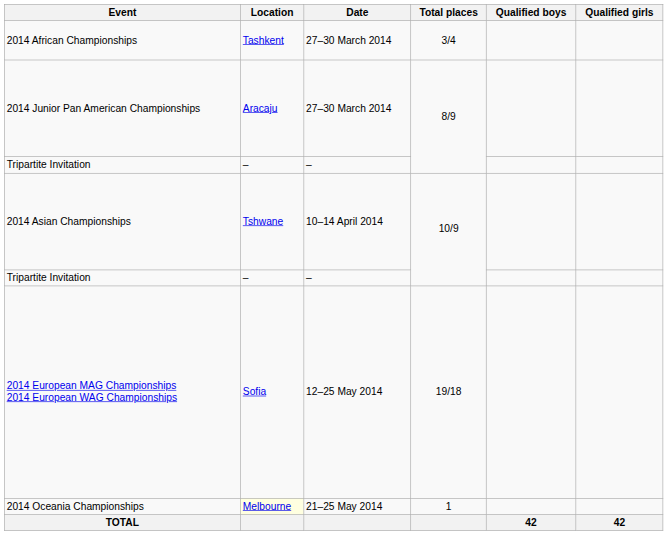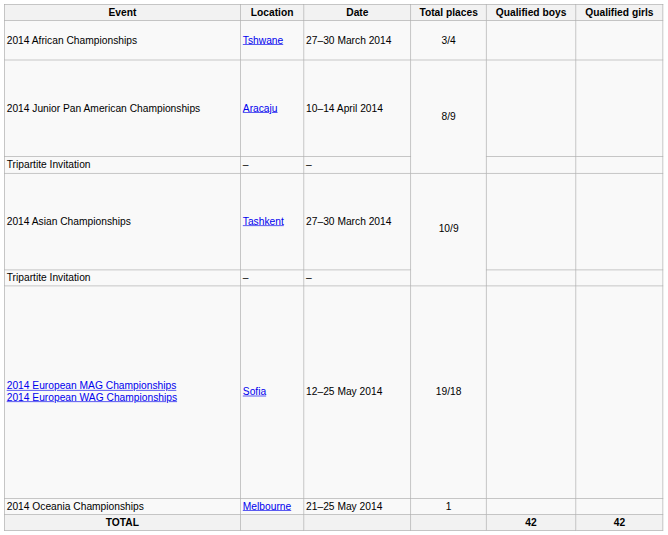(263, 40) Tashkent -> (263, 40) Tshwane
(349, 108) 27–30 March 2014 -> (344, 108) 10–14 April 2014
(263, 221) Tshwane -> (263, 221) Tashkent
(344, 221) 10–14 April 2014 -> (349, 221) 27–30 March 2014
(267, 506) lightyellow background -> (267, 506) no background
